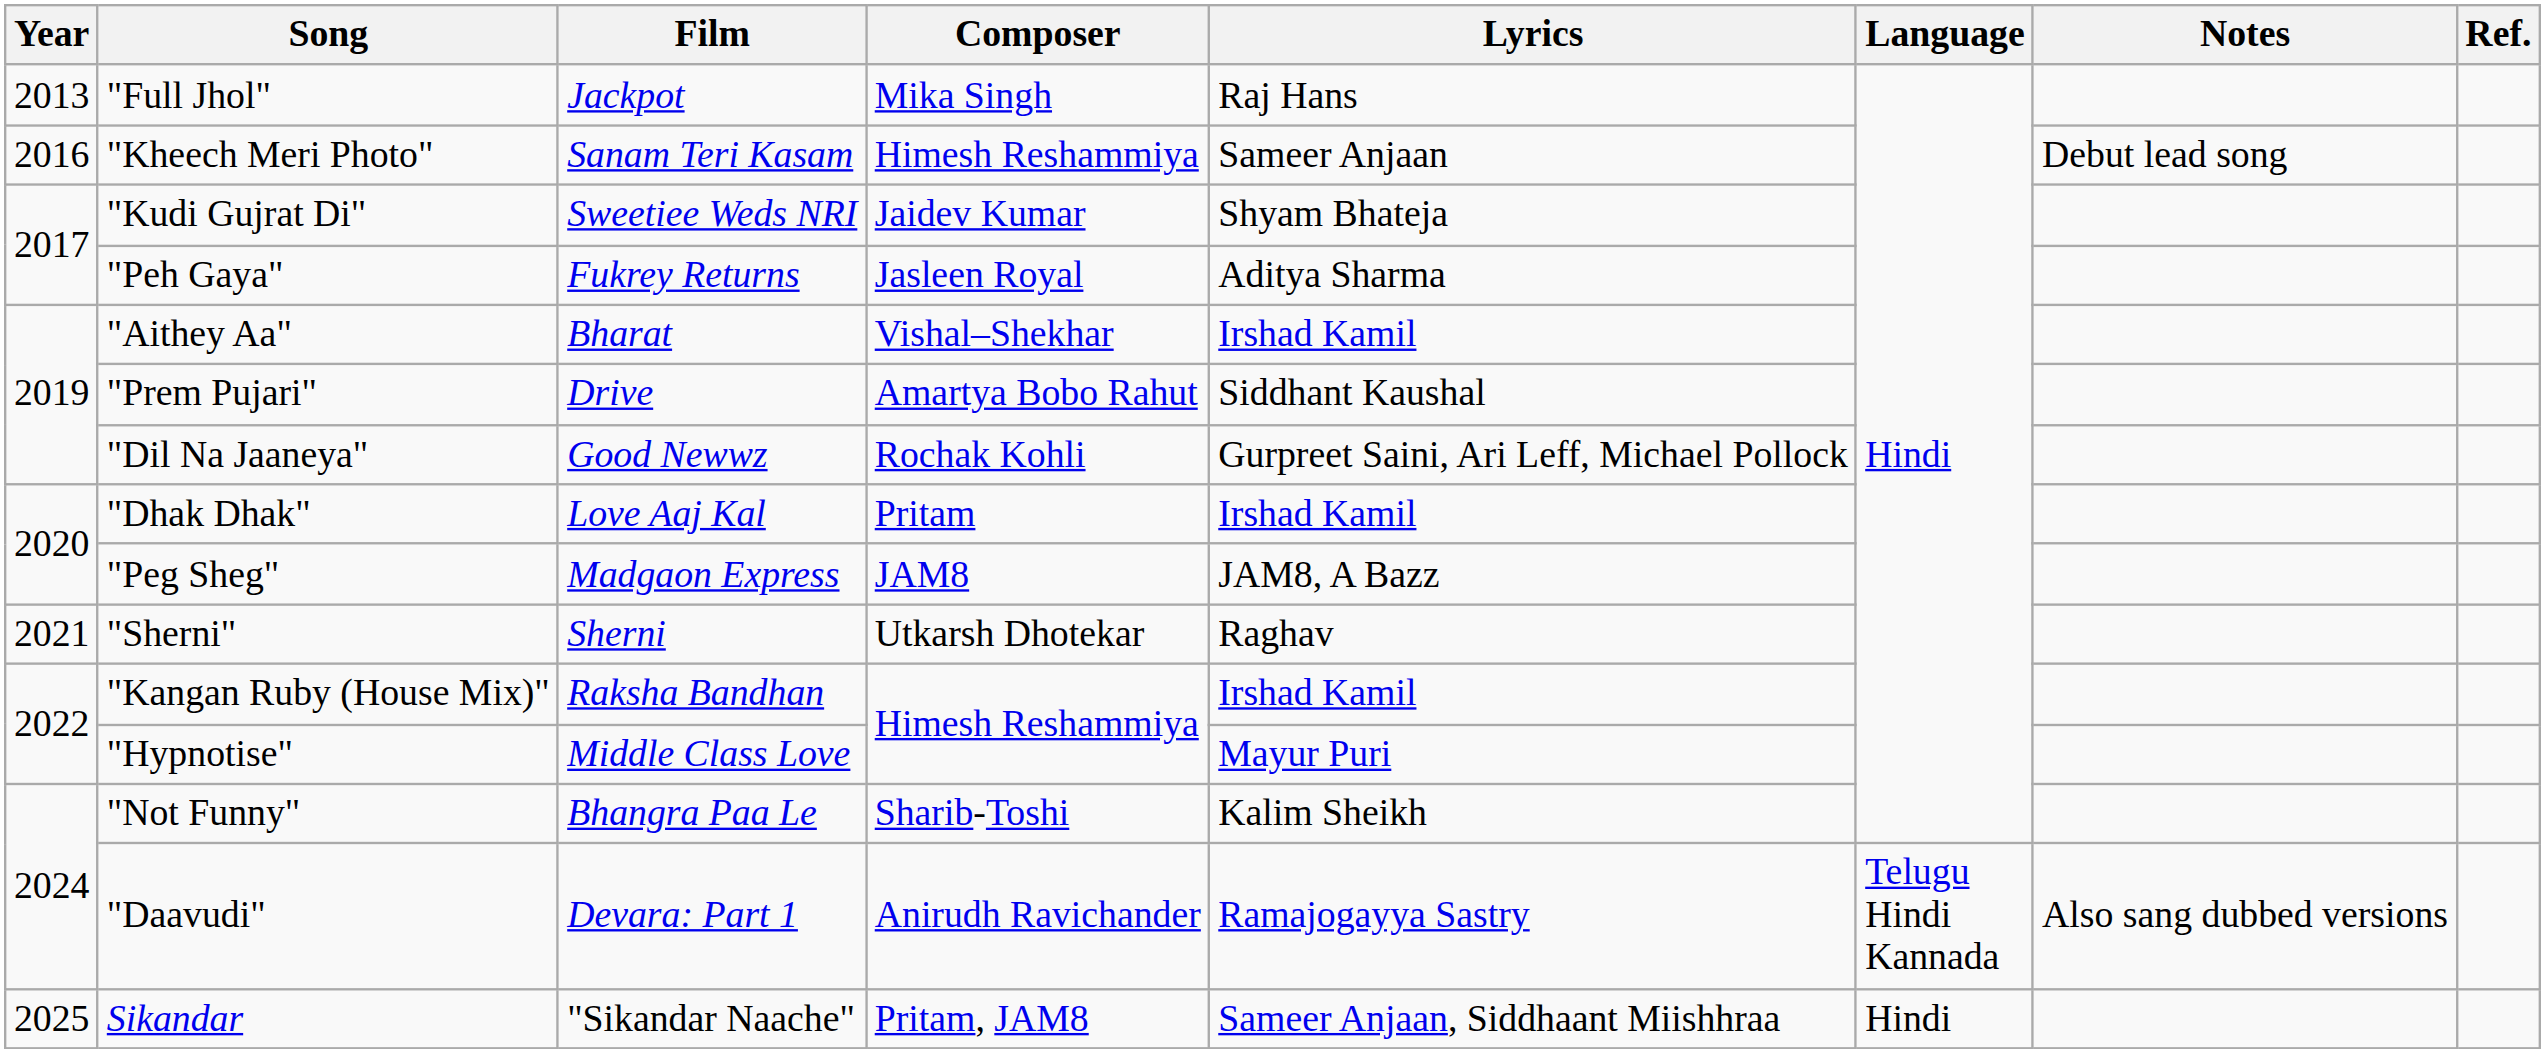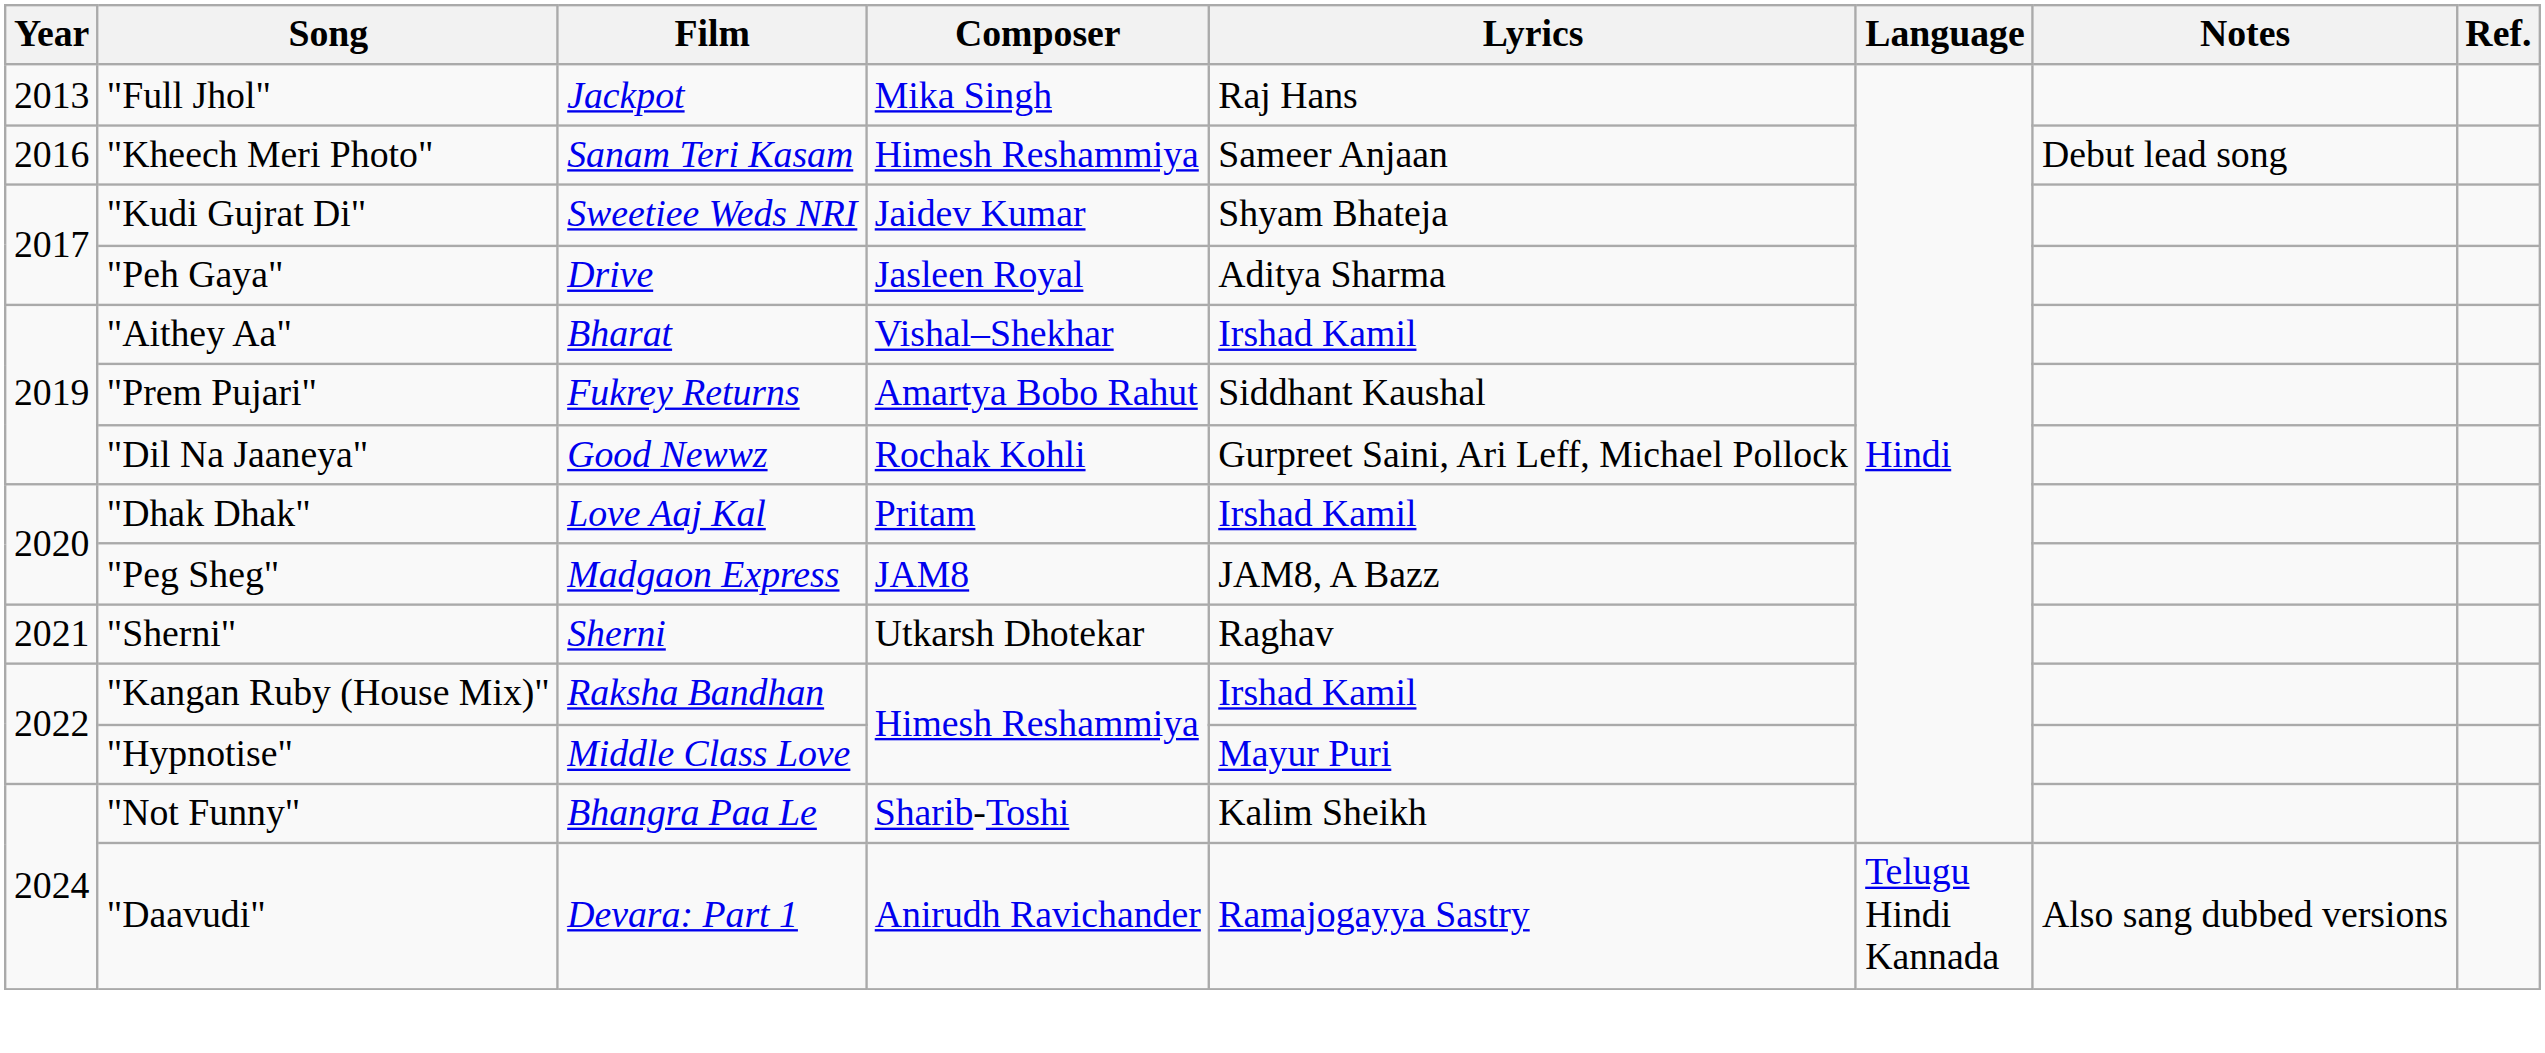(683, 273) Fukrey Returns -> (610, 273) Drive
(610, 393) Drive -> (683, 393) Fukrey Returns
- row: (175, 1017)
